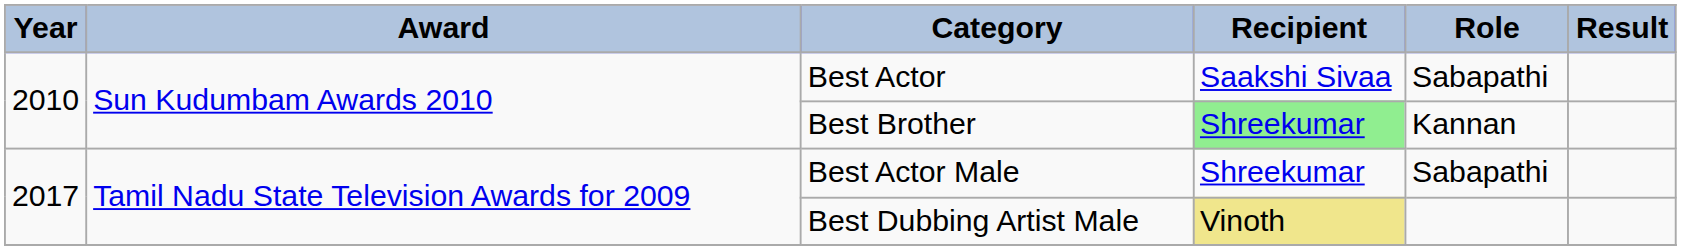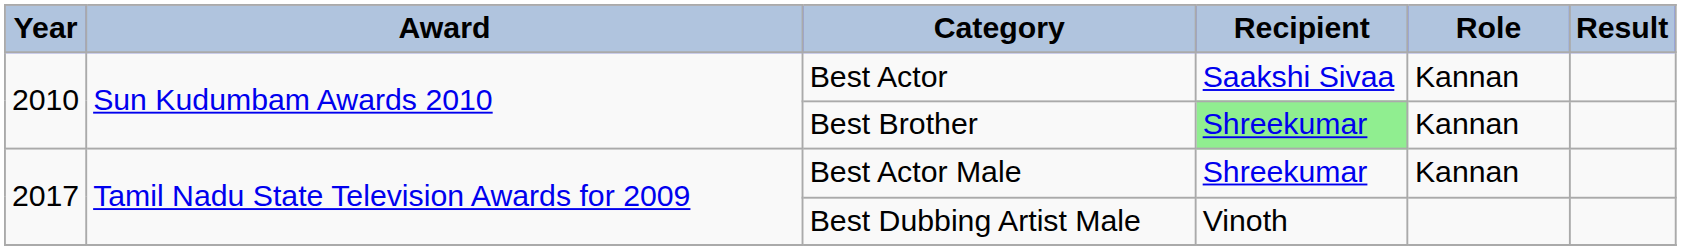(1480, 76) Sabapathi -> (1467, 76) Kannan
(1480, 172) Sabapathi -> (1467, 172) Kannan
(1243, 220) khaki background -> (1245, 220) no background
